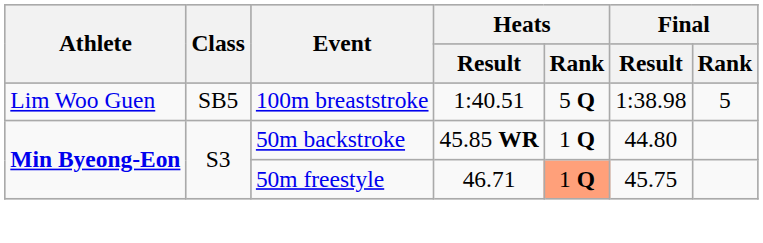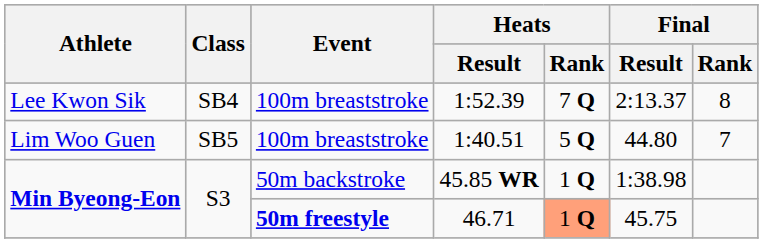+ row: (489, 101)
(651, 101) 1:38.98 -> (651, 140) 44.80
(725, 101) 5 -> (725, 140) 7
(651, 140) 44.80 -> (651, 179) 1:38.98
(320, 179) normal -> (322, 217) bold
